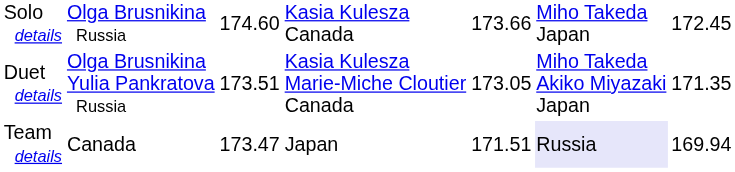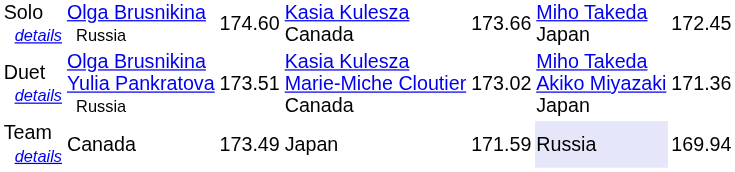(501, 83) 173.05 -> (501, 83) 173.02
(701, 83) 171.35 -> (701, 83) 171.36
(250, 144) 173.47 -> (250, 144) 173.49
(501, 144) 171.51 -> (501, 144) 171.59
